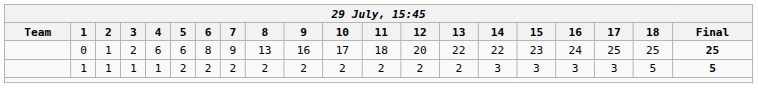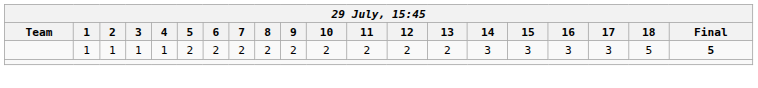- row: (84, 50)
